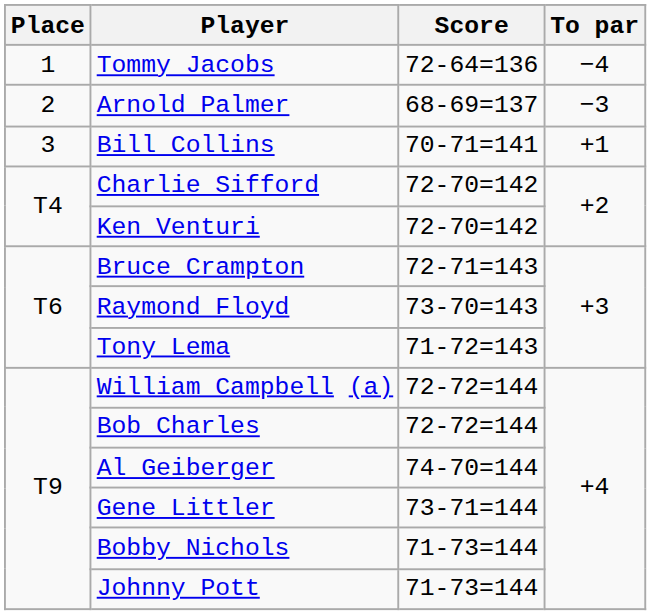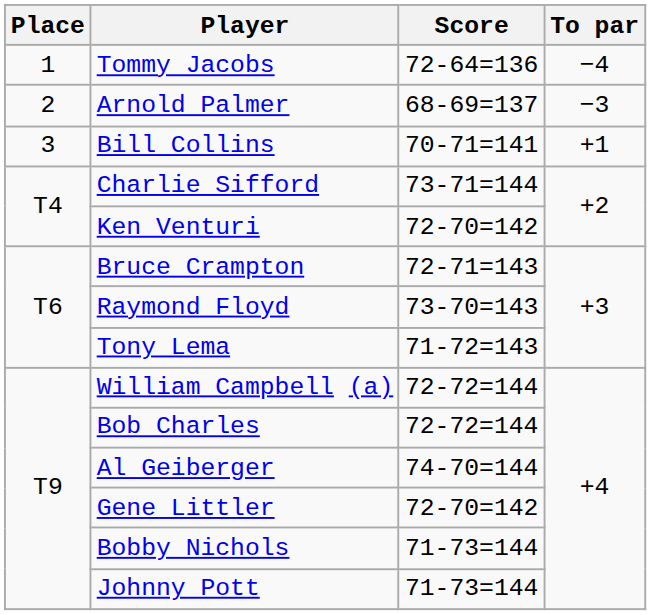(472, 186) 72-70=142 -> (472, 186) 73-71=144
(472, 508) 73-71=144 -> (472, 508) 72-70=142
